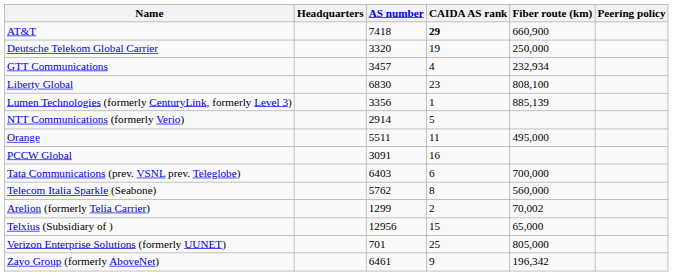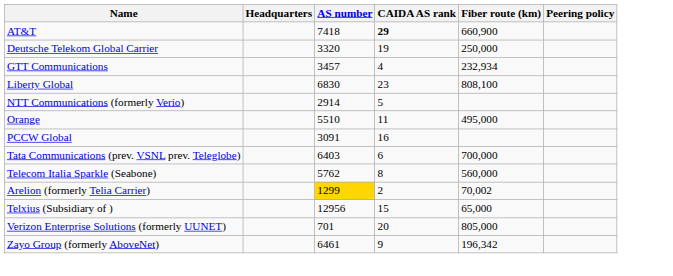- row: (149, 102)
(380, 137) 5511 -> (329, 119) 5510
(380, 208) no background -> (329, 191) gold background
(435, 244) 25 -> (383, 226) 20
